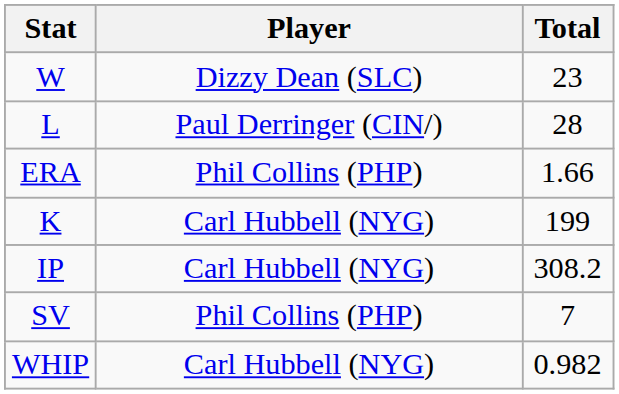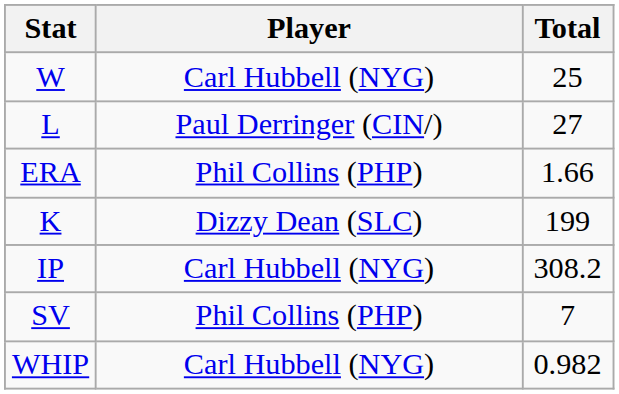(309, 76) Dizzy Dean (SLC) -> (309, 76) Carl Hubbell (NYG)
(567, 76) 23 -> (567, 76) 25
(567, 124) 28 -> (567, 124) 27
(309, 220) Carl Hubbell (NYG) -> (309, 220) Dizzy Dean (SLC)
